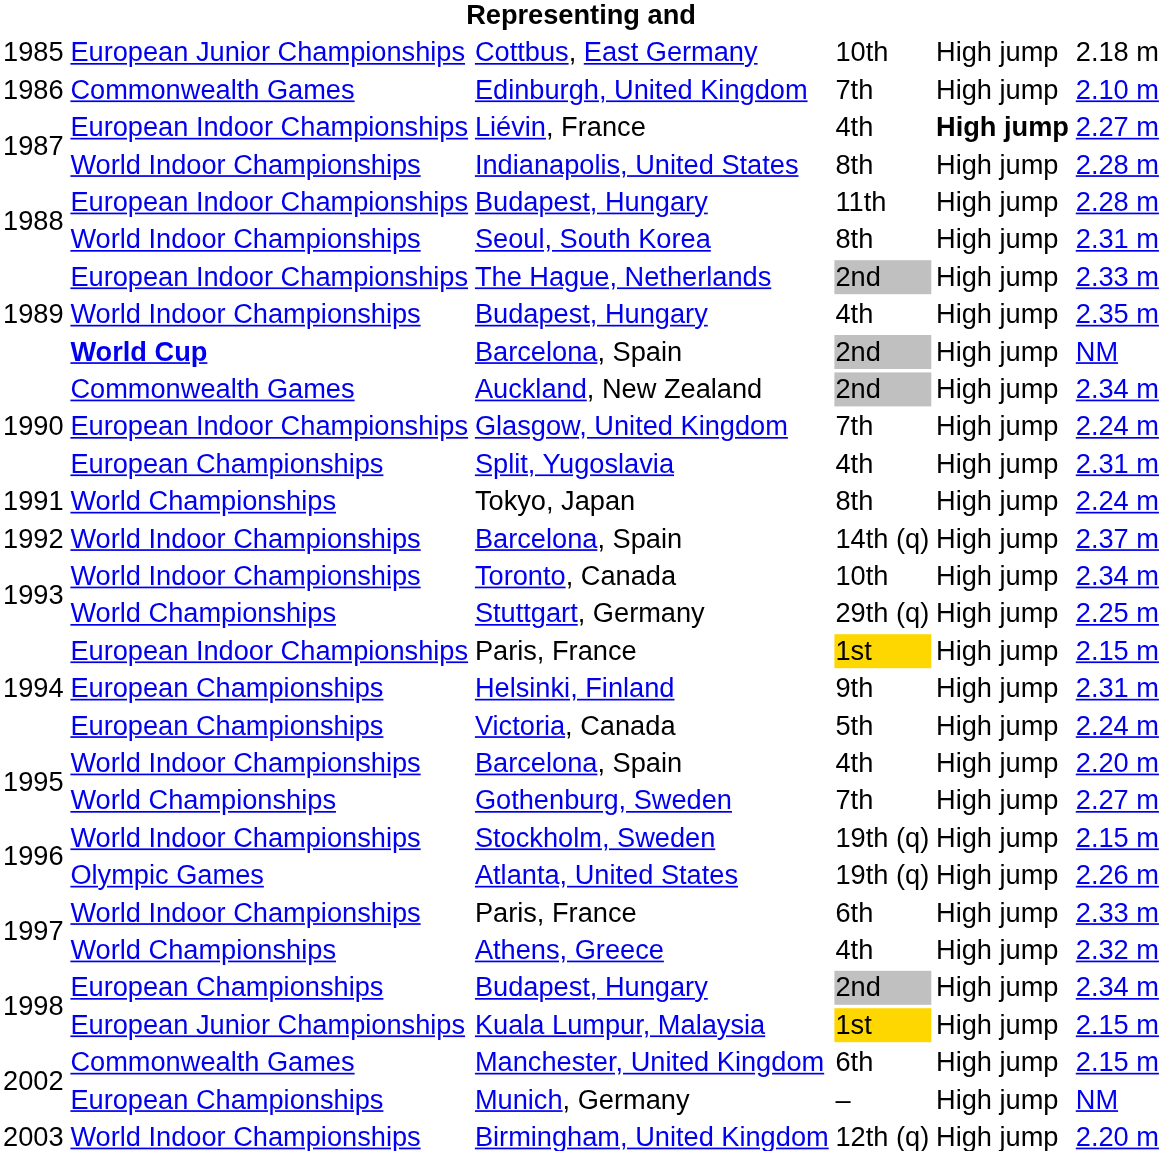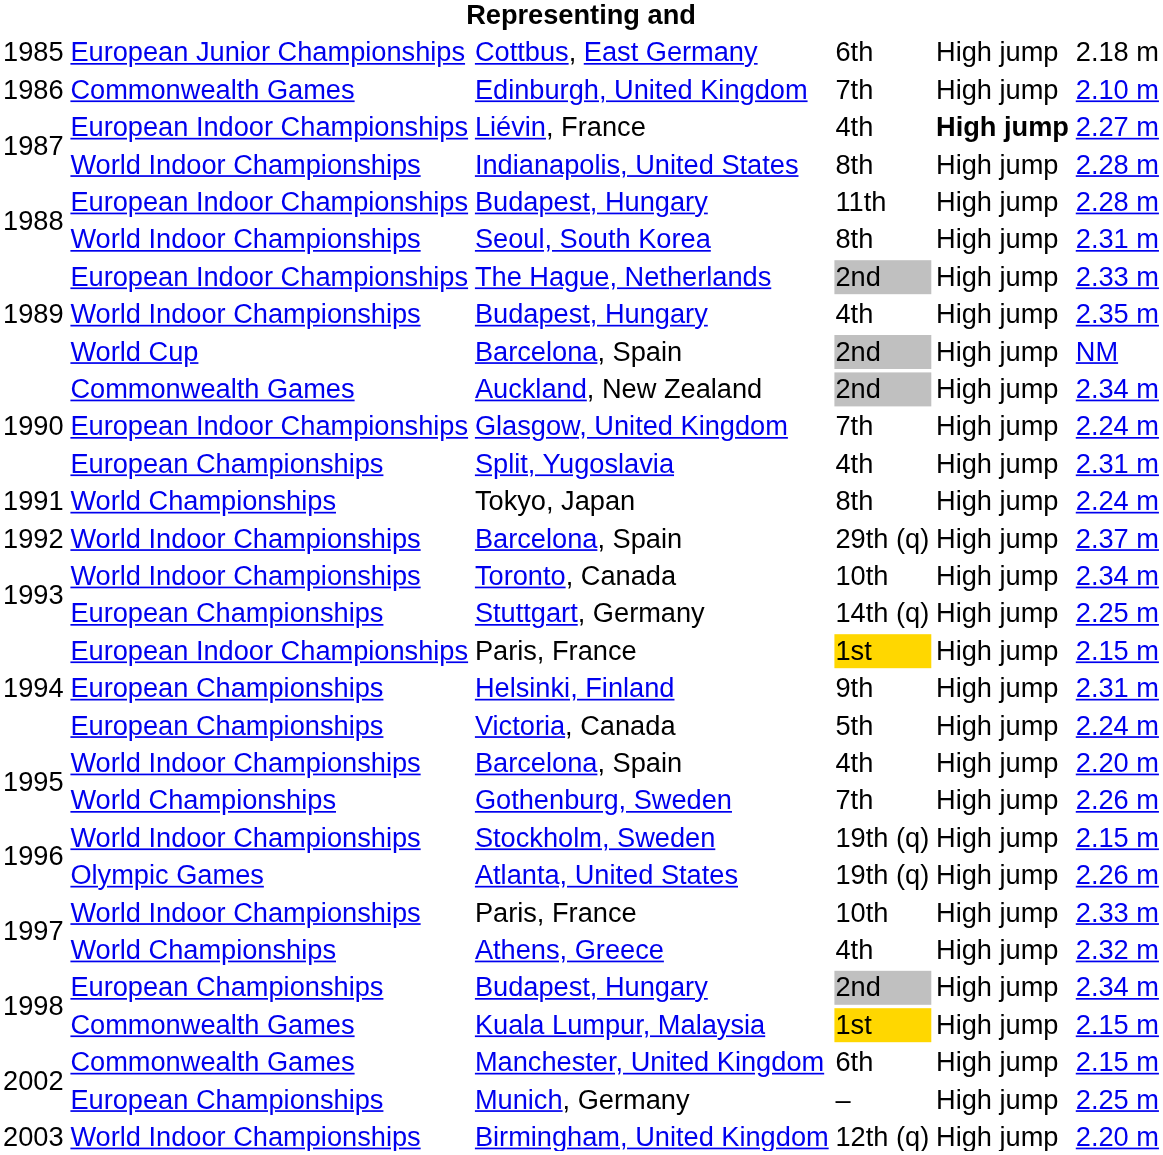(862, 52) 10th -> (854, 52) 6th
(139, 351) bold -> (134, 351) normal
(882, 538) 14th (q) -> (882, 538) 29th (q)
(203, 613) World Championships -> (227, 613) European Championships
(882, 613) 29th (q) -> (882, 613) 14th (q)
(1117, 800) 2.27 m -> (1117, 800) 2.26 m
(854, 912) 6th -> (862, 912) 10th
(268, 1024) European Junior Championships -> (213, 1024) Commonwealth Games
(1097, 1099) NM -> (1117, 1099) 2.25 m
